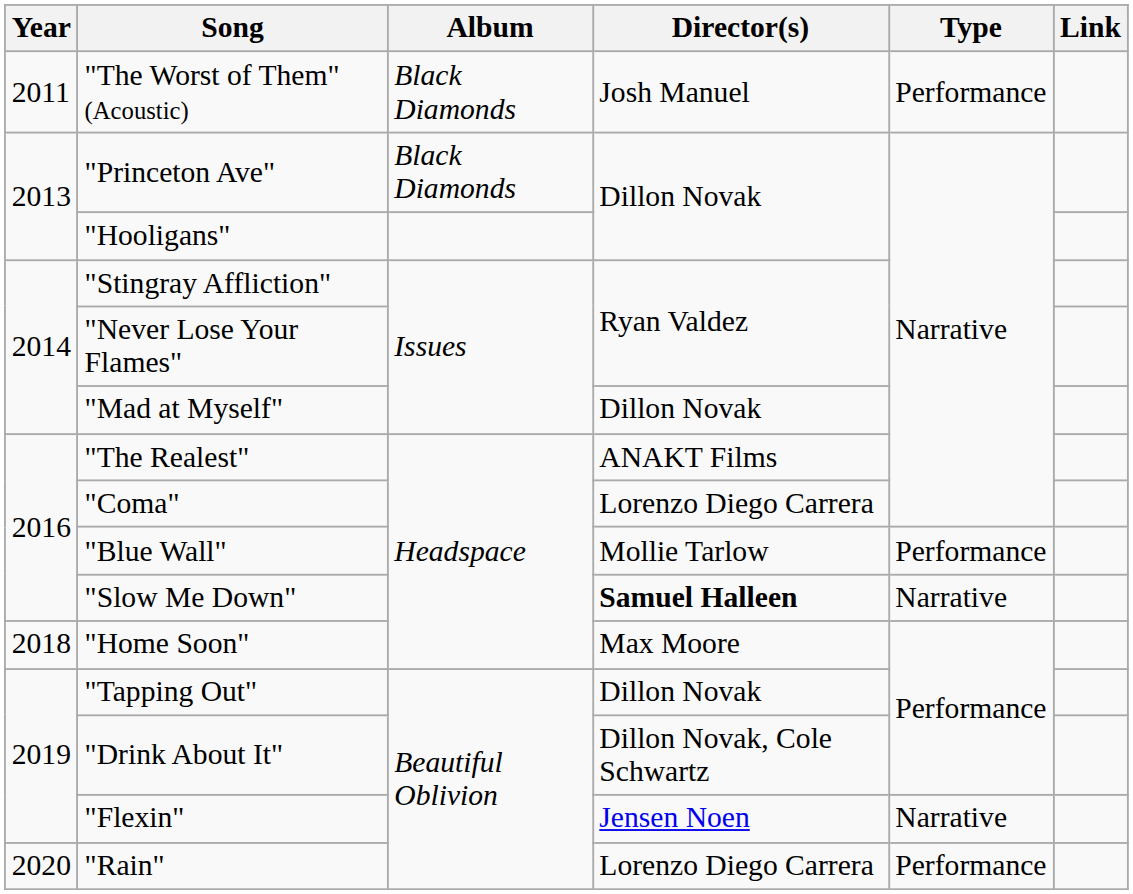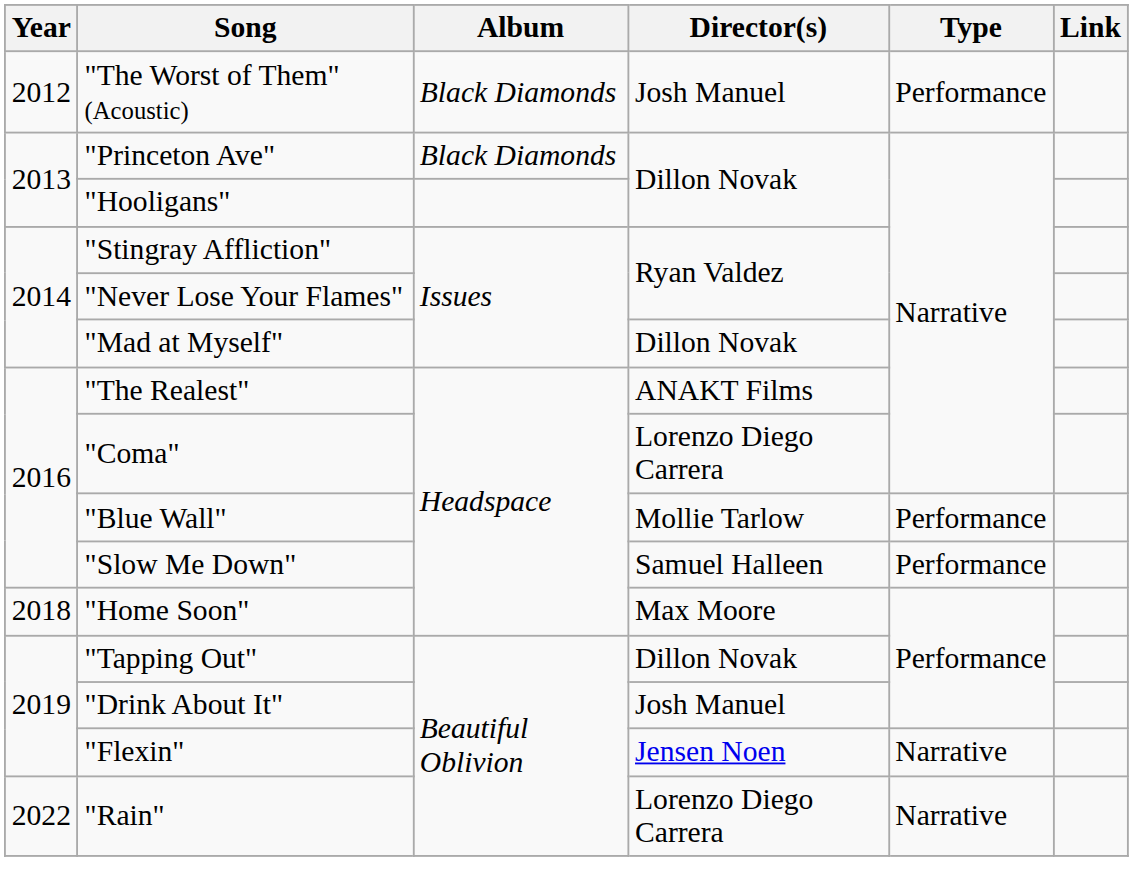(41, 91) 2011 -> (41, 91) 2012
(698, 597) bold -> (729, 564) normal
(951, 597) Narrative -> (971, 564) Performance
(716, 754) Dillon Novak, Cole Schwartz -> (710, 704) Josh Manuel
(41, 865) 2020 -> (41, 815) 2022
(971, 865) Performance -> (951, 815) Narrative
